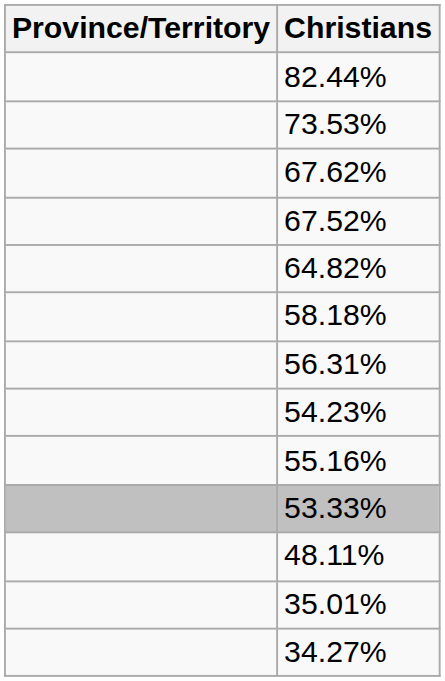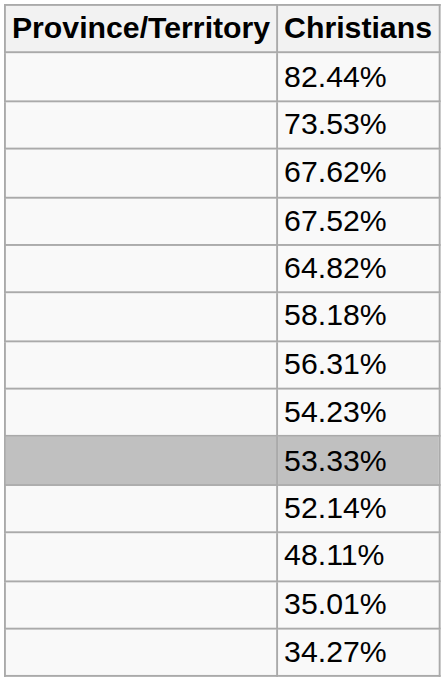- row: (335, 460)
+ row: (335, 508)
